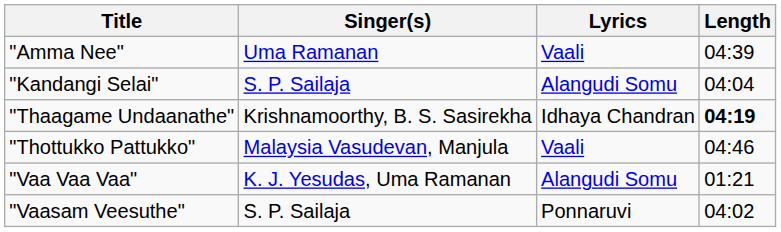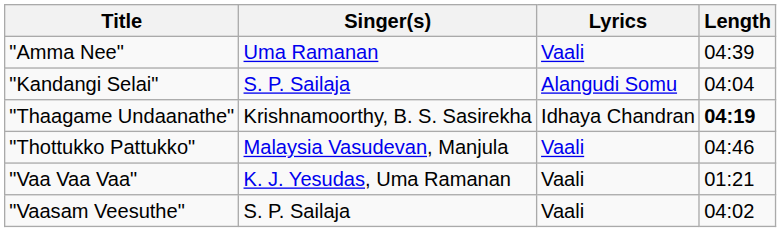(609, 180) Alangudi Somu -> (563, 180) Vaali
(586, 211) Ponnaruvi -> (563, 211) Vaali
